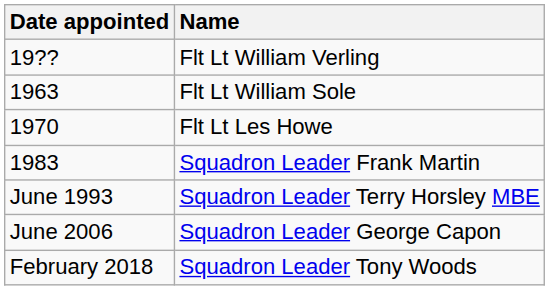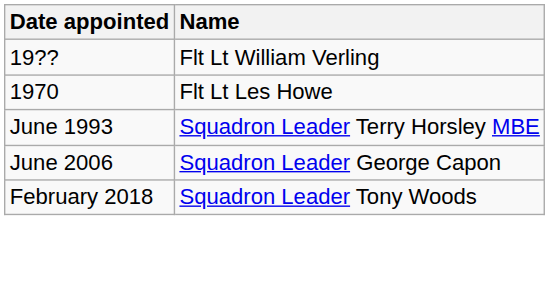- row: (268, 92)
- row: (330, 162)
